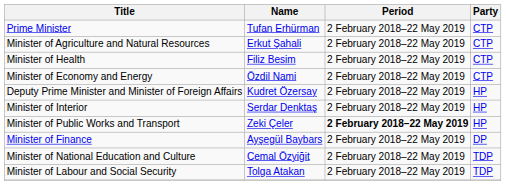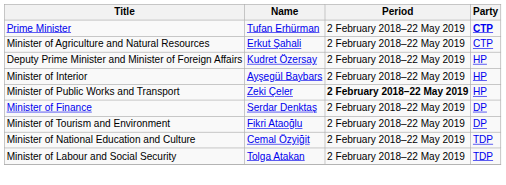(483, 28) normal -> (483, 28) bold
- row: (46, 60)
- row: (79, 76)
(282, 108) Serdar Denktaş -> (285, 76) Ayşegül Baybars
(285, 140) Ayşegül Baybars -> (282, 108) Serdar Denktaş
+ row: (88, 124)
